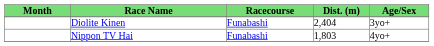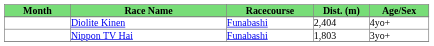(380, 23) 3yo+ -> (380, 23) 4yo+
(380, 35) 4yo+ -> (380, 35) 3yo+
